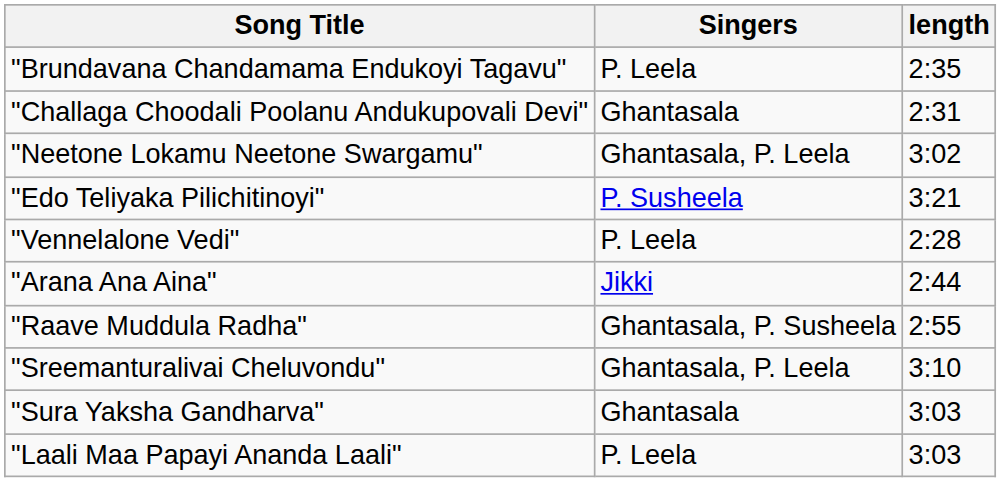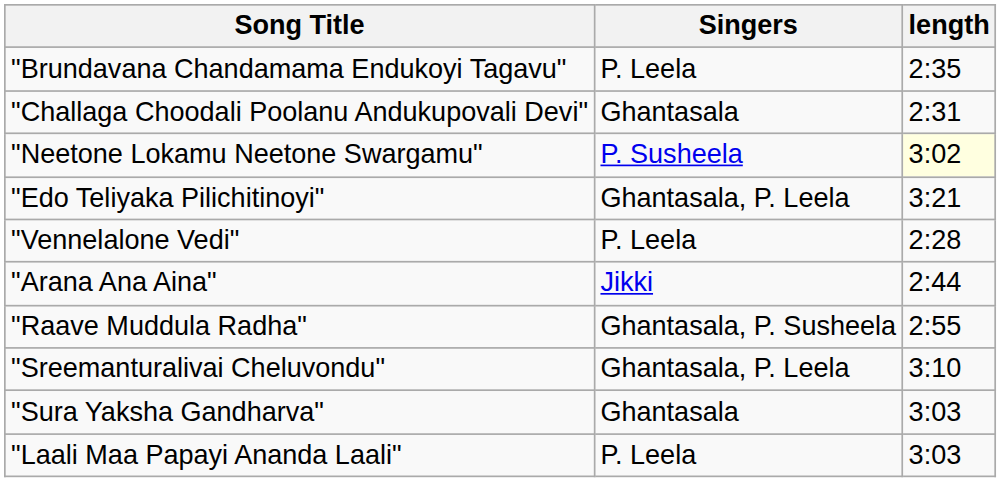(725, 154) Ghantasala, P. Leela -> (672, 154) P. Susheela
(935, 154) no background -> (935, 154) lightyellow background
(672, 197) P. Susheela -> (725, 197) Ghantasala, P. Leela
